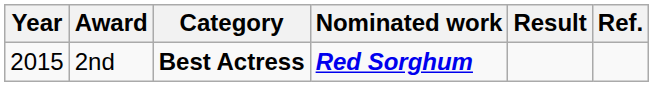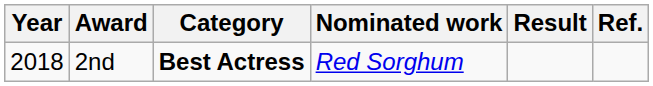(37, 61) 2015 -> (37, 61) 2018
(394, 61) bold -> (390, 61) normal
